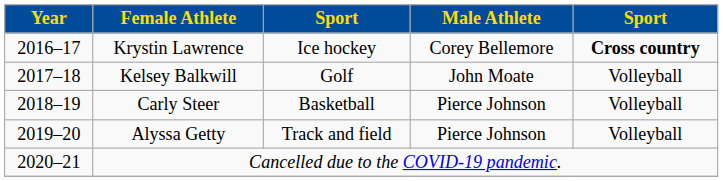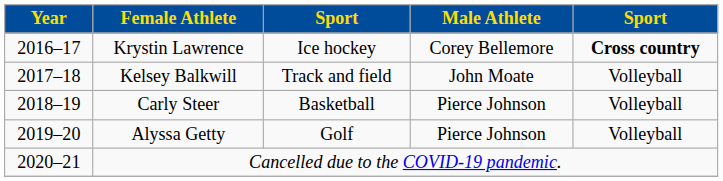(337, 76) Golf -> (337, 76) Track and field
(337, 133) Track and field -> (337, 133) Golf
